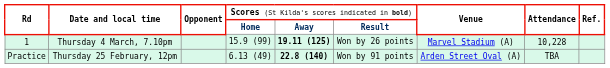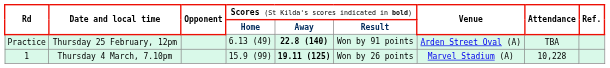rows swapped: (27, 56) <-> (27, 42)
